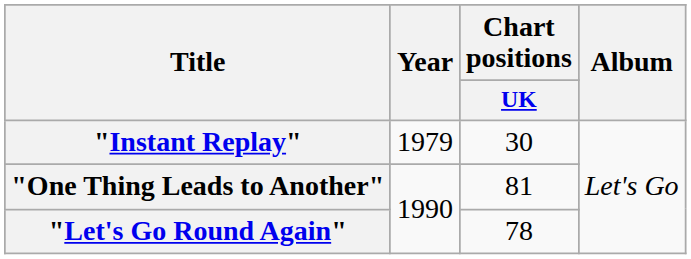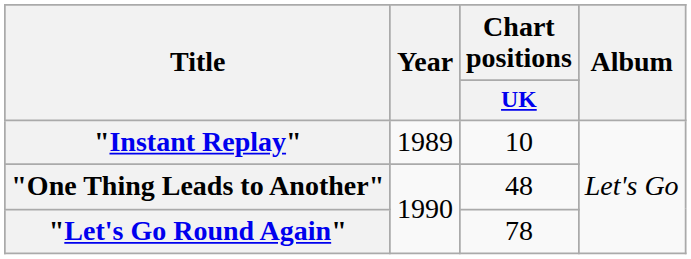(425, 141) 1979 -> (425, 141) 1989
(519, 141) 30 -> (519, 141) 10
(519, 186) 81 -> (519, 186) 48
